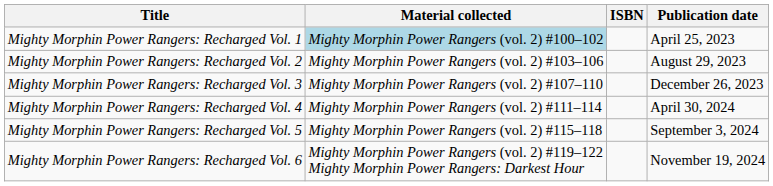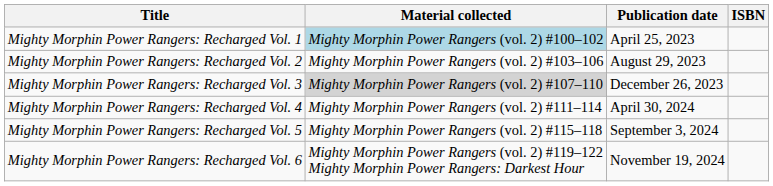columns swapped: (708, 15) <-> (627, 15)
(456, 84) no background -> (456, 84) lightgrey background
